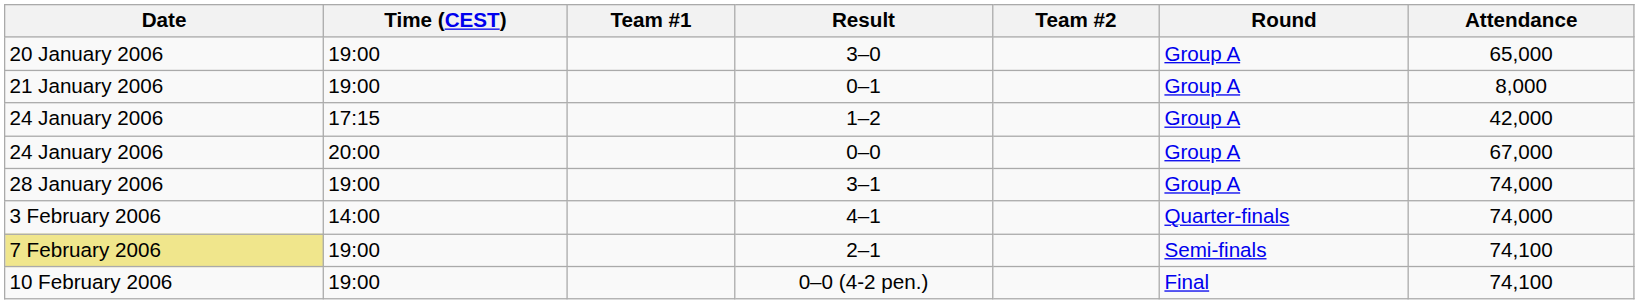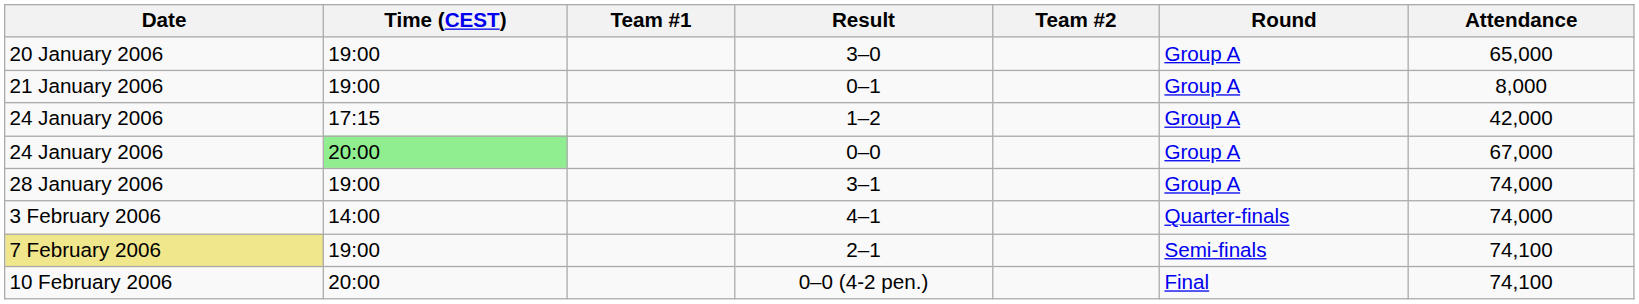(354, 151) no background -> (354, 151) lightgreen background
(354, 282) 19:00 -> (354, 282) 20:00
